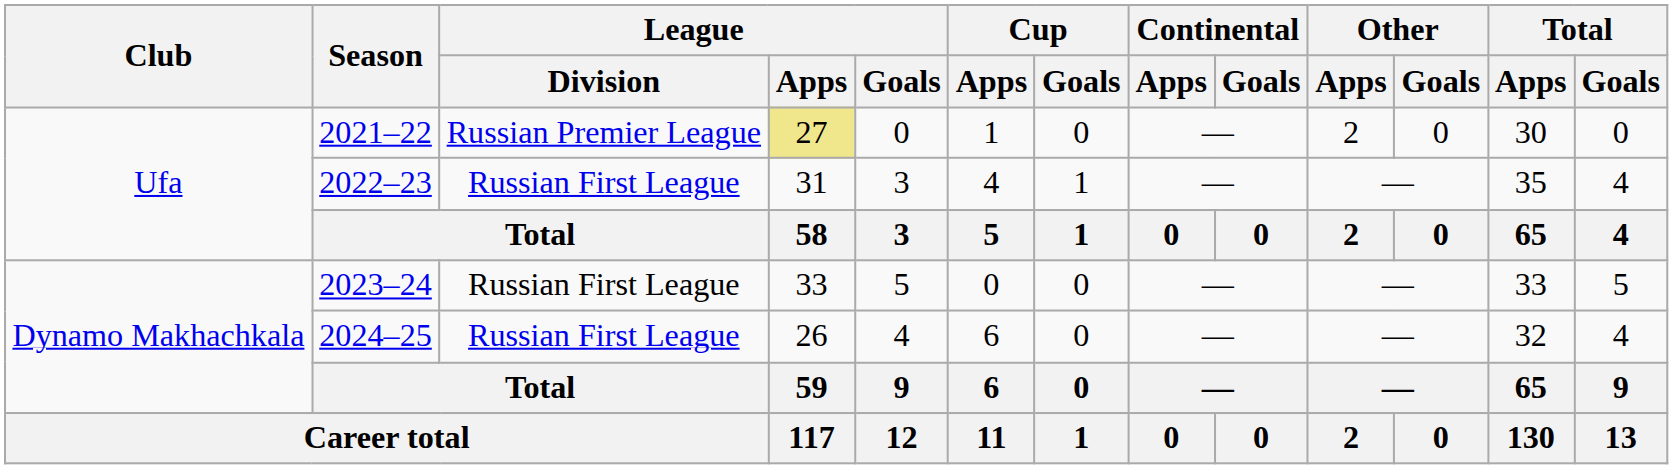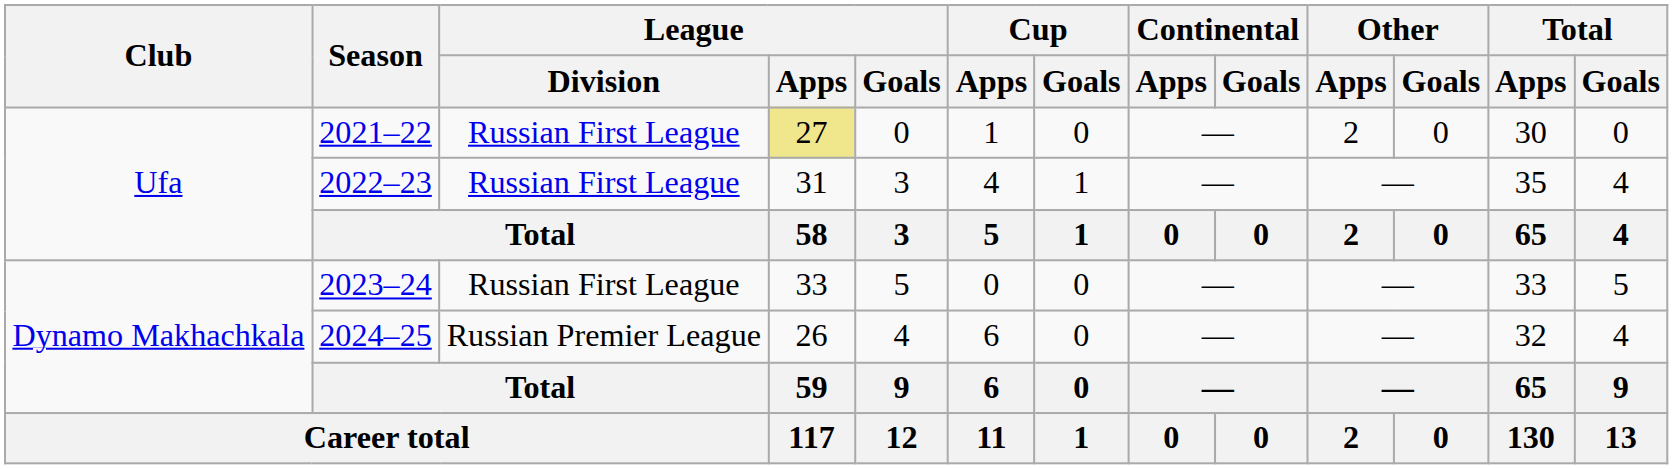(604, 132) Russian Premier League -> (604, 132) Russian First League
(604, 336) Russian First League -> (604, 336) Russian Premier League
